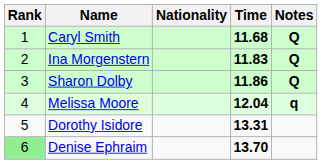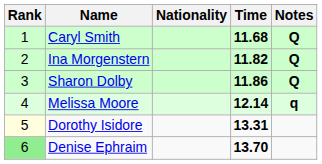(251, 59) 11.83 -> (251, 59) 11.82
(251, 103) 12.04 -> (251, 103) 12.14
(25, 125) no background -> (25, 125) lightyellow background
